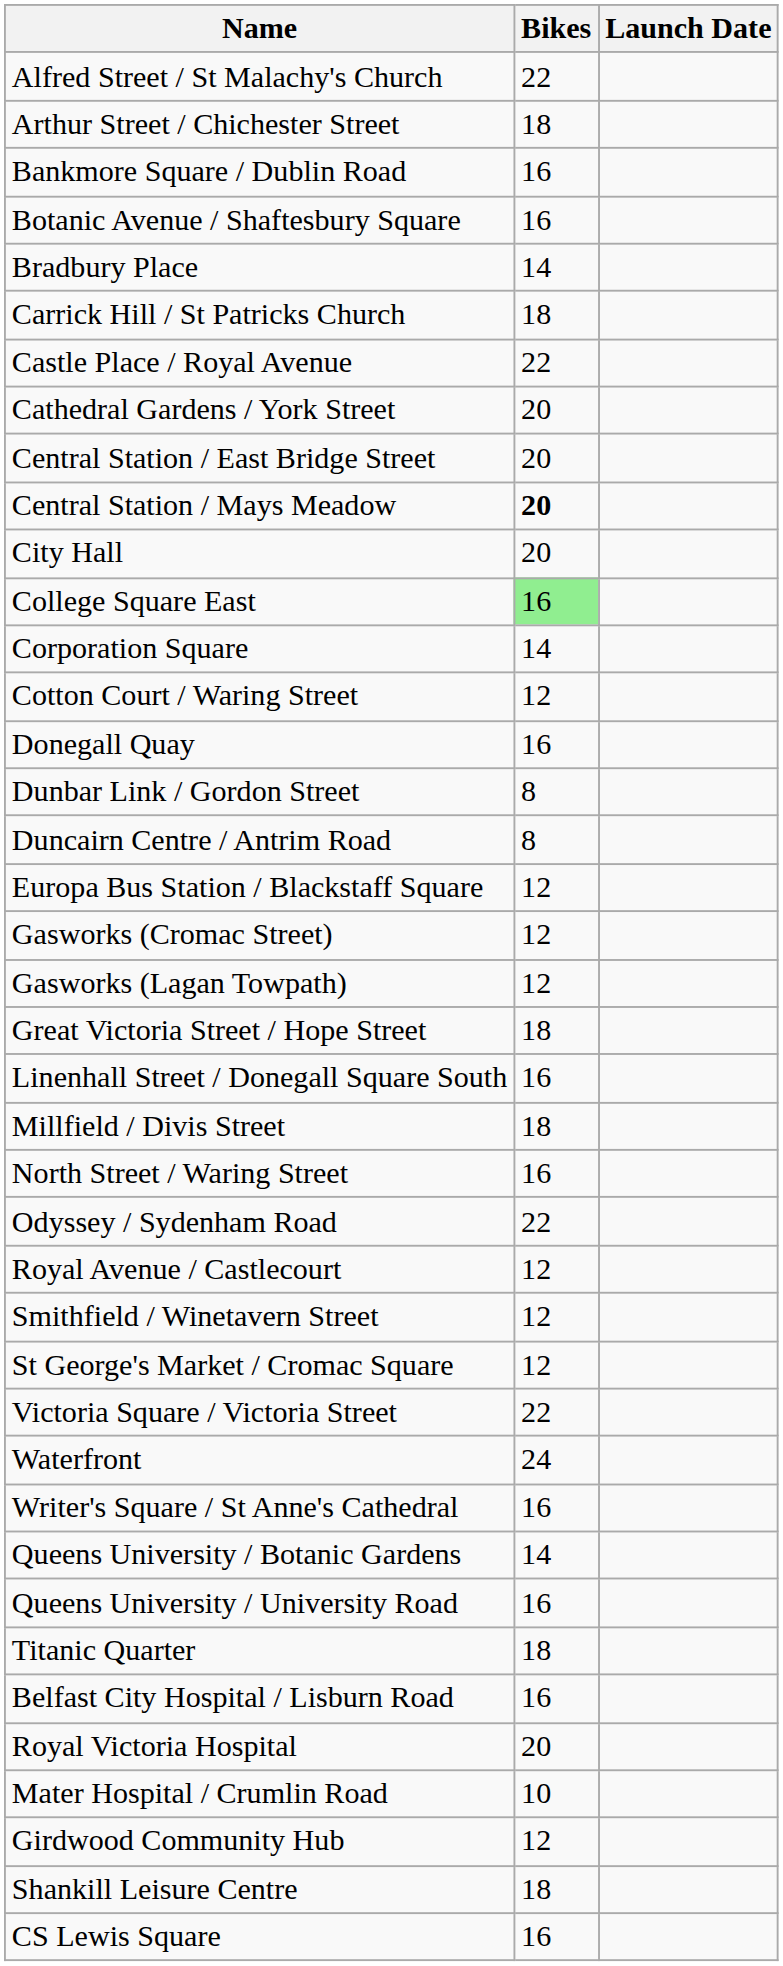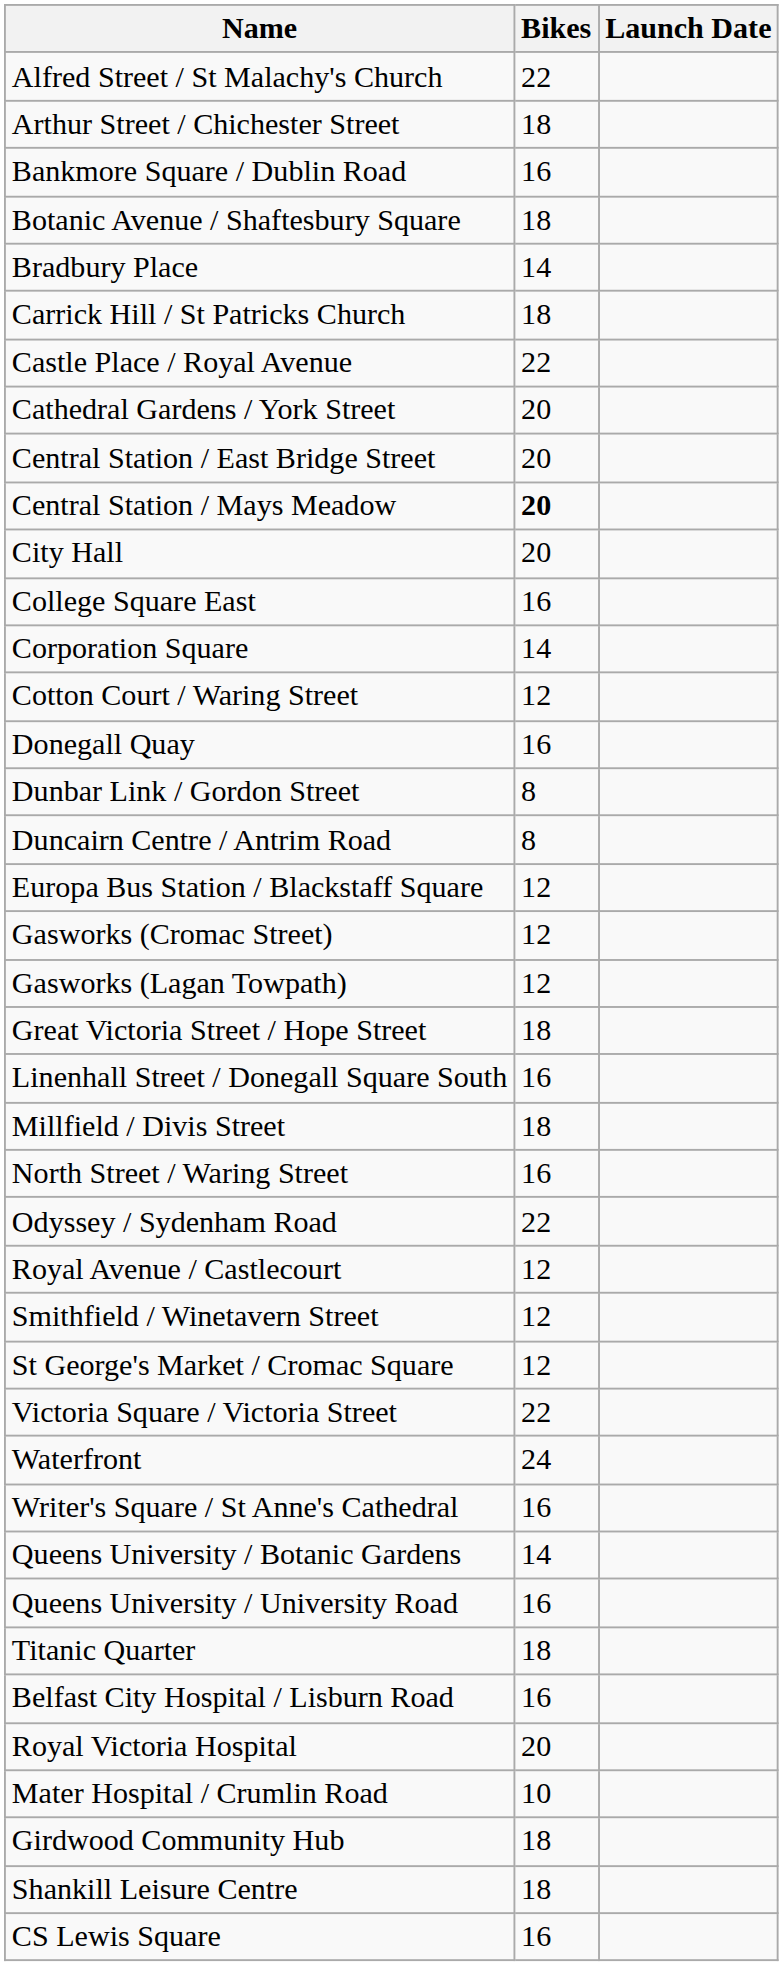(536, 219) 16 -> (536, 219) 18
(536, 600) lightgreen background -> (536, 600) no background
(536, 1841) 12 -> (536, 1841) 18
